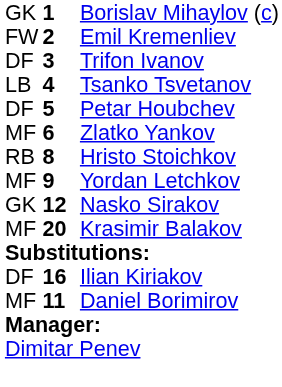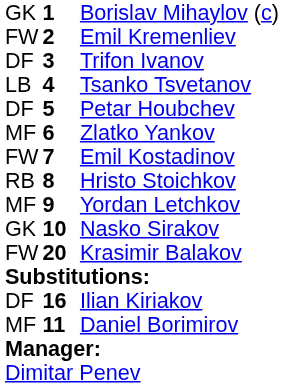+ row: (157, 156)
(54, 204) 12 -> (54, 228) 10
(20, 228) MF -> (22, 252) FW
